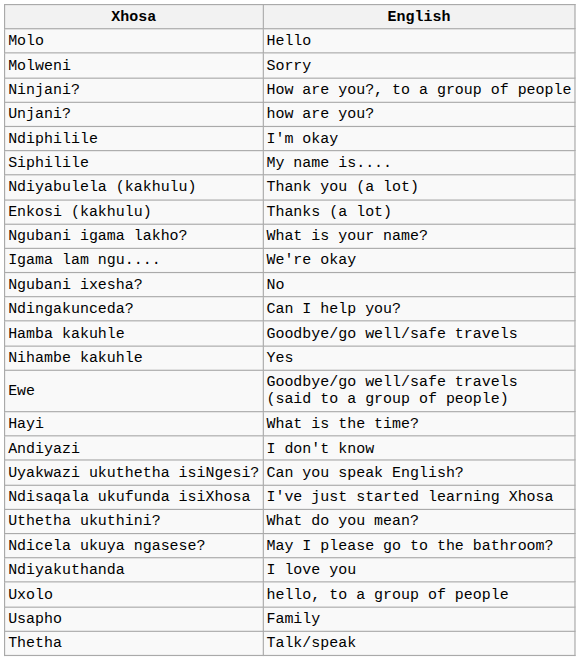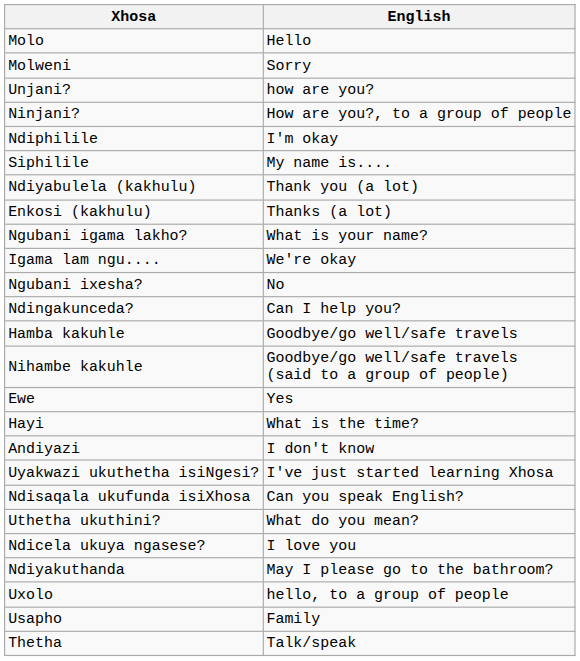rows swapped: (40, 114) <-> (44, 90)
(280, 358) Yes -> (392, 367) Goodbye/go well/safe travels (said to a group of people)
(392, 391) Goodbye/go well/safe travels (said to a group of people) -> (280, 399) Yes
(365, 473) Can you speak English? -> (410, 473) I've just started learning Xhosa
(410, 497) I've just started learning Xhosa -> (365, 497) Can you speak English?
(410, 546) May I please go to the bathroom? -> (311, 546) I love you
(311, 570) I love you -> (410, 570) May I please go to the bathroom?
